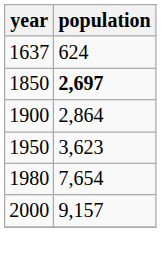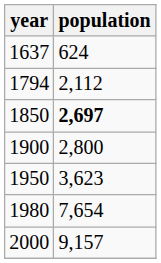+ row: (29, 83)
(81, 115) 2,864 -> (81, 147) 2,800
